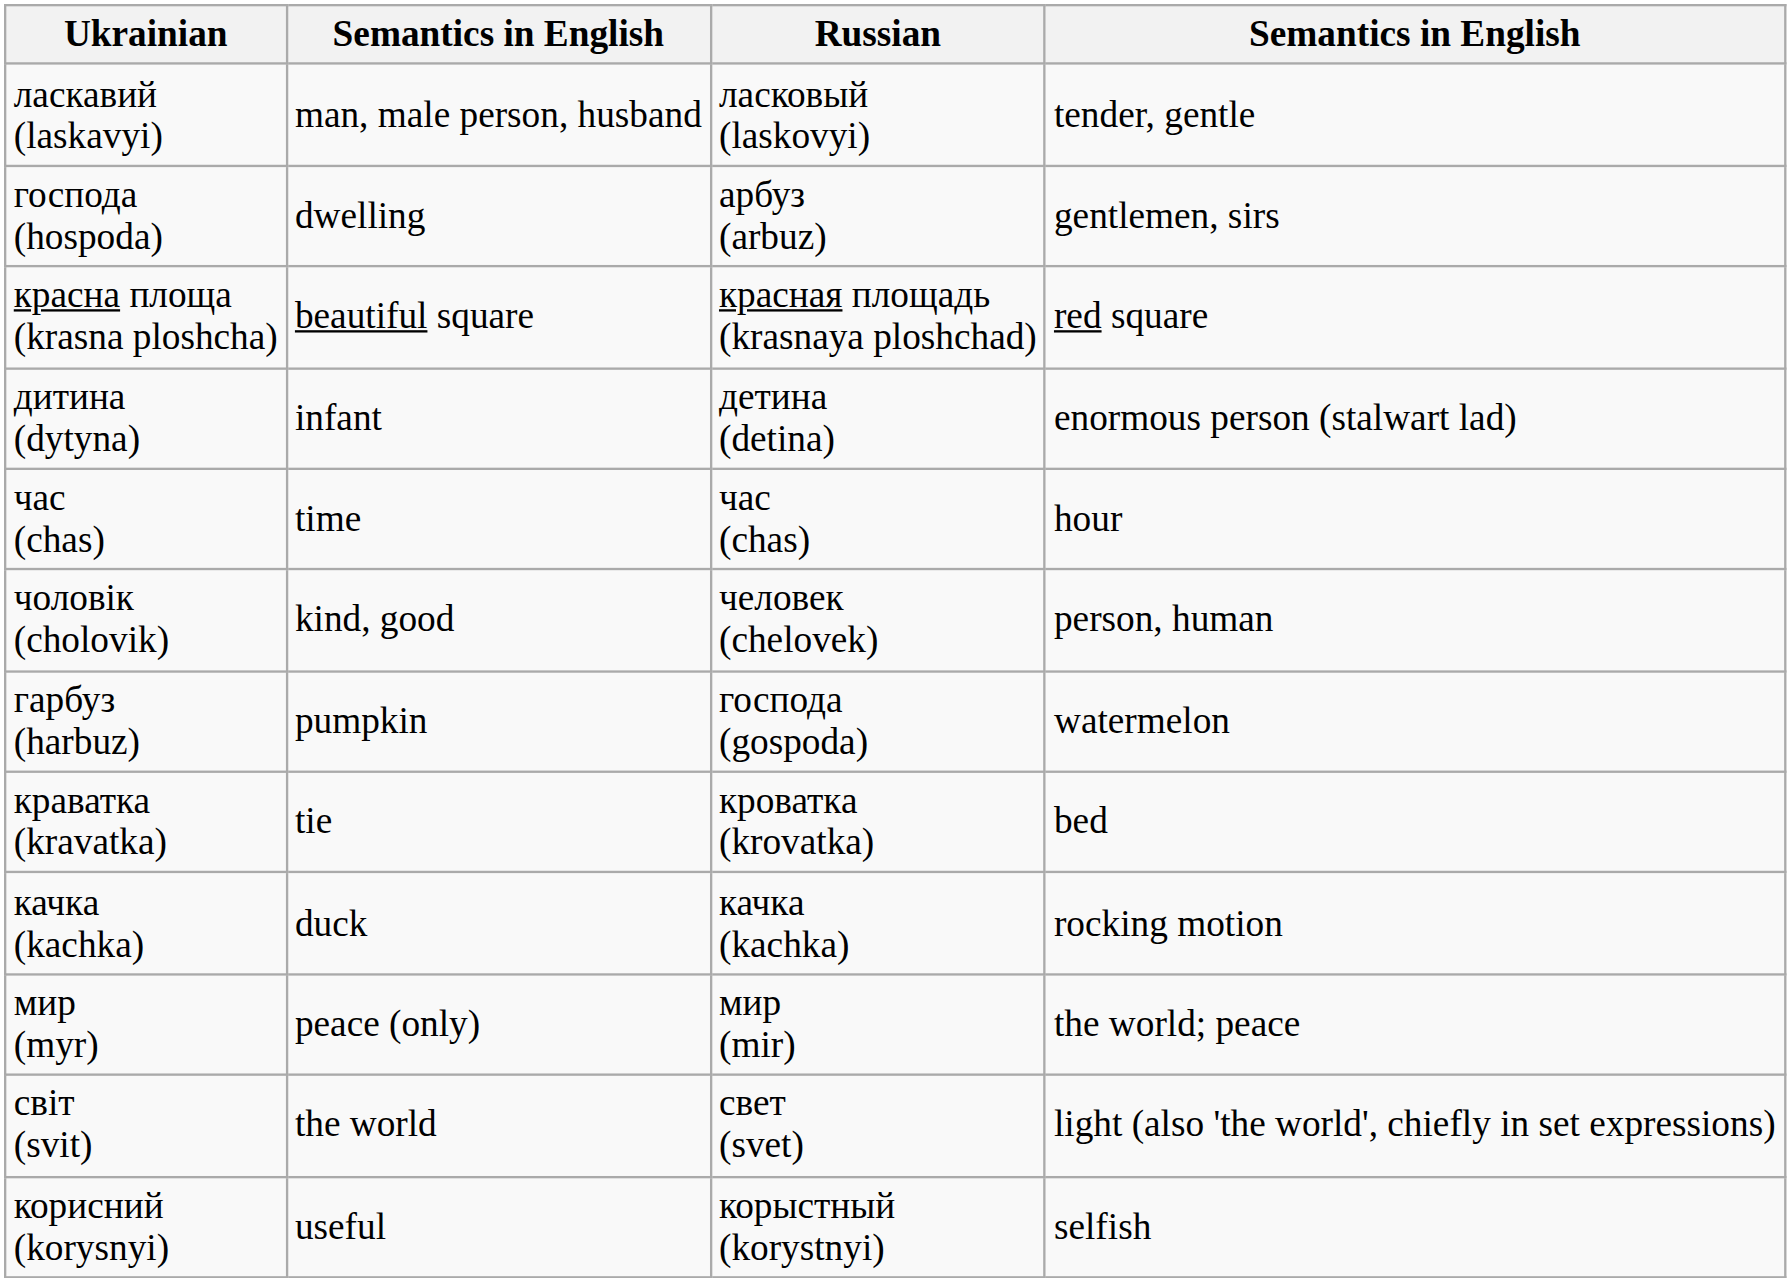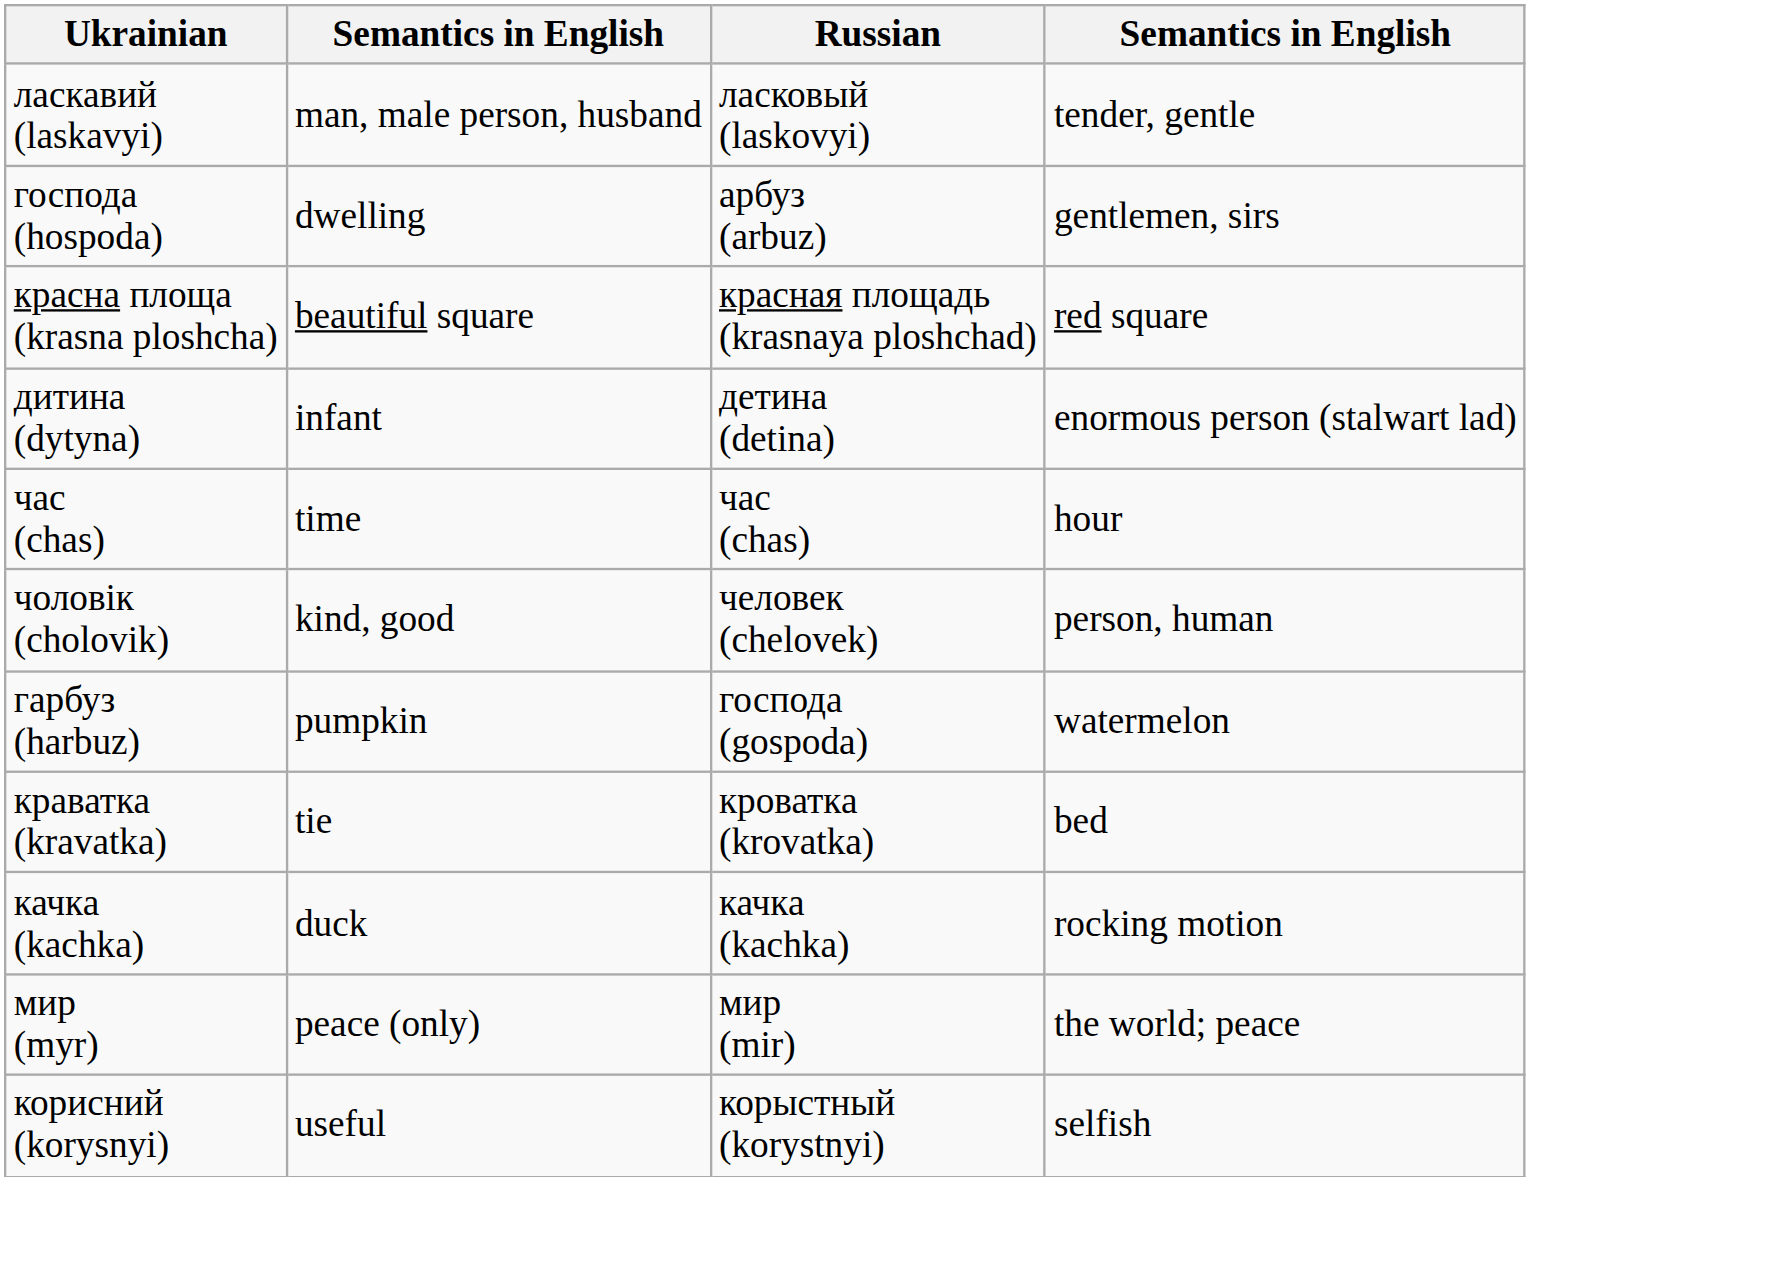- row: (53, 1124)
